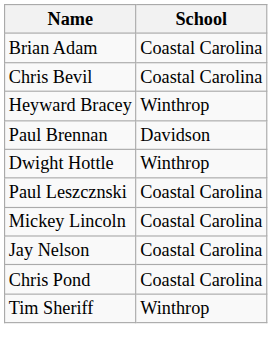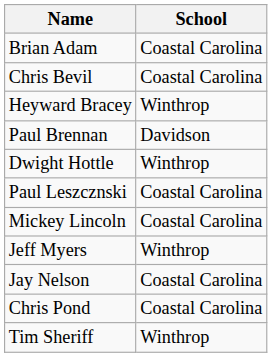+ row: (48, 250)
